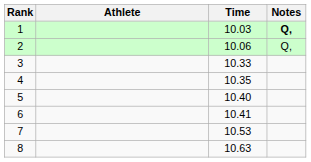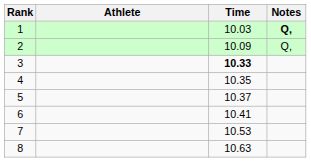(238, 47) 10.06 -> (238, 47) 10.09
(238, 64) normal -> (238, 64) bold
(238, 98) 10.40 -> (238, 98) 10.37
